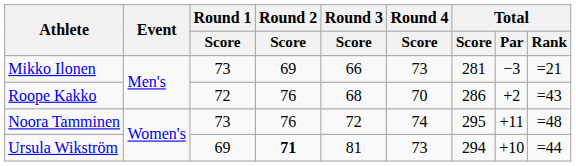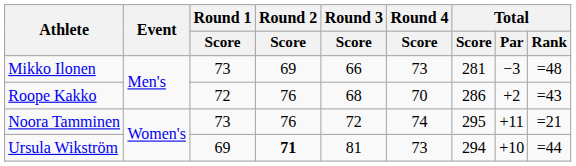(549, 69) =21 -> (549, 69) =48
(549, 122) =48 -> (549, 122) =21
